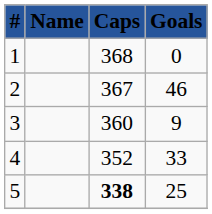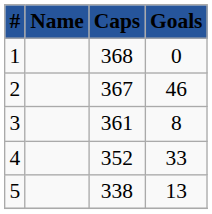(117, 123) 360 -> (117, 123) 361
(176, 123) 9 -> (176, 123) 8
(117, 191) bold -> (117, 191) normal
(176, 191) 25 -> (176, 191) 13
